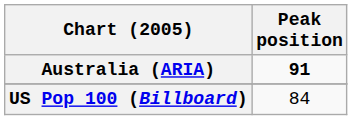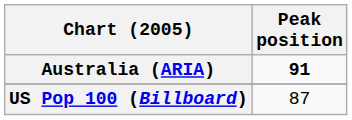(300, 99) 84 -> (300, 99) 87
